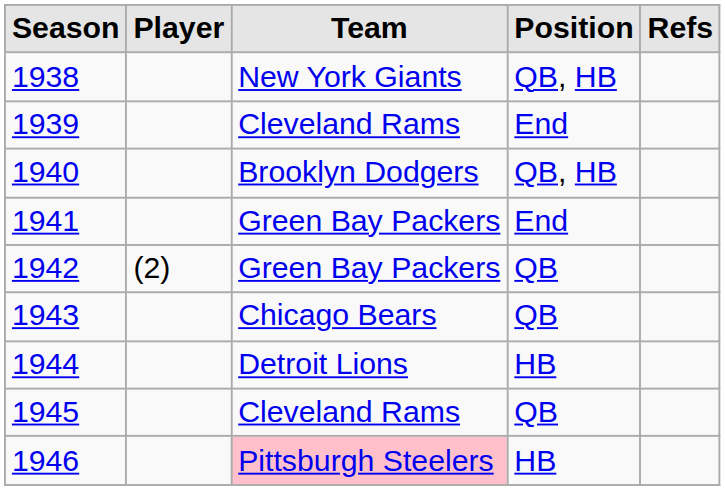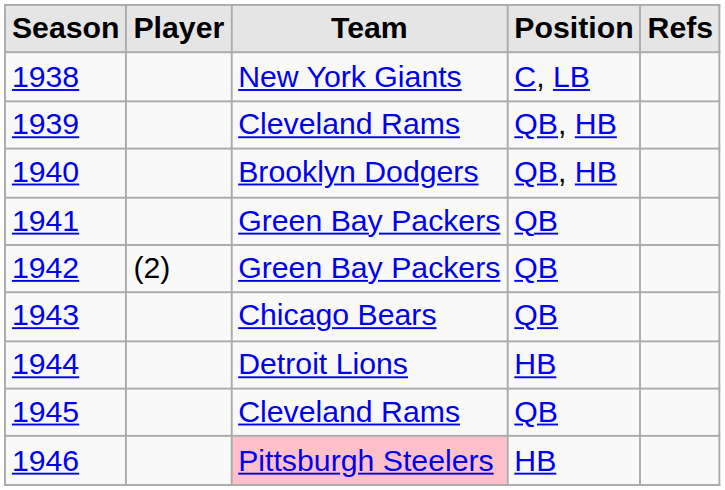(566, 76) QB, HB -> (552, 76) C, LB
(541, 124) End -> (566, 124) QB, HB
(541, 220) End -> (536, 220) QB
